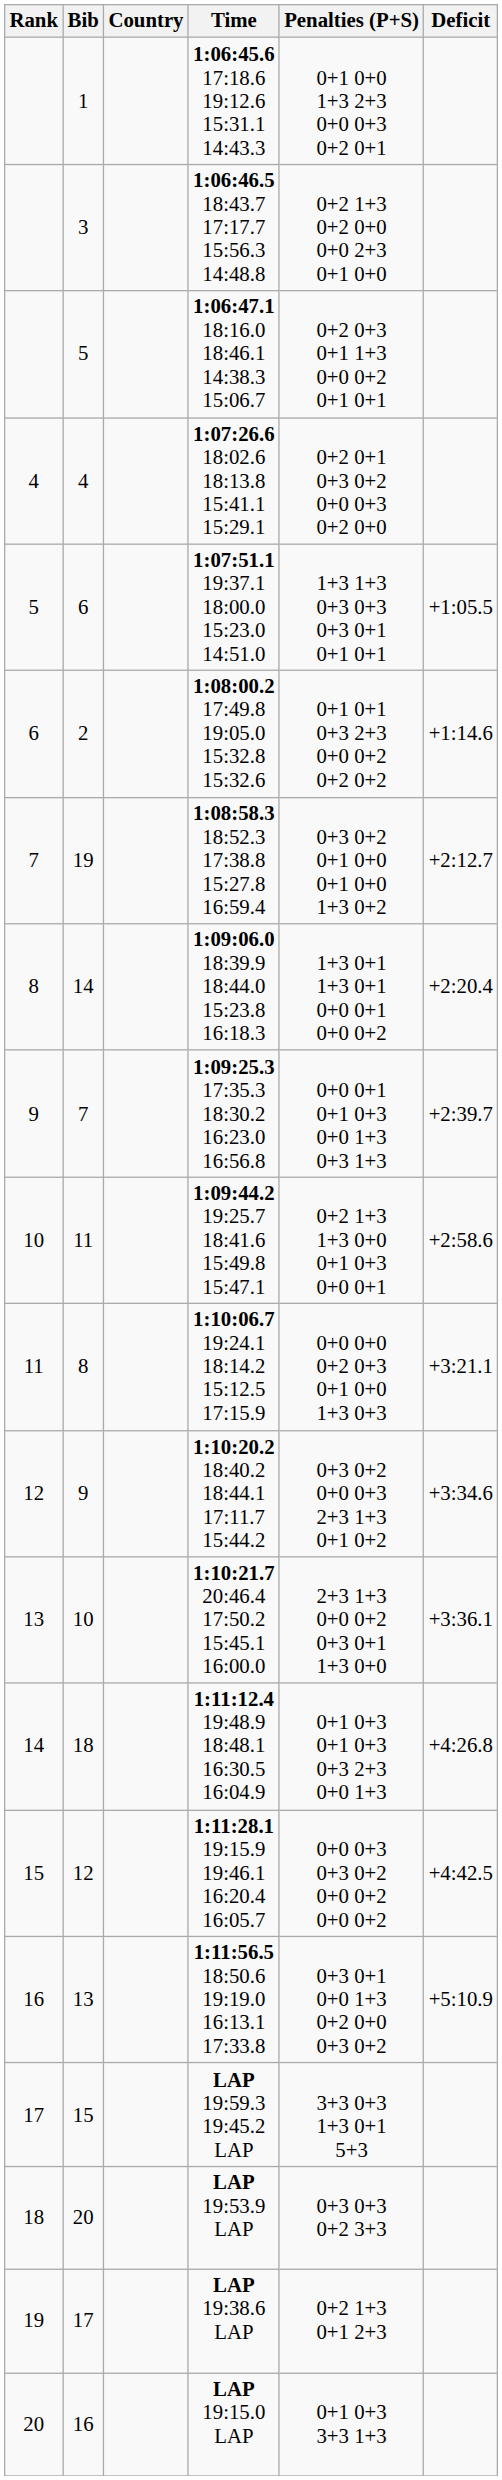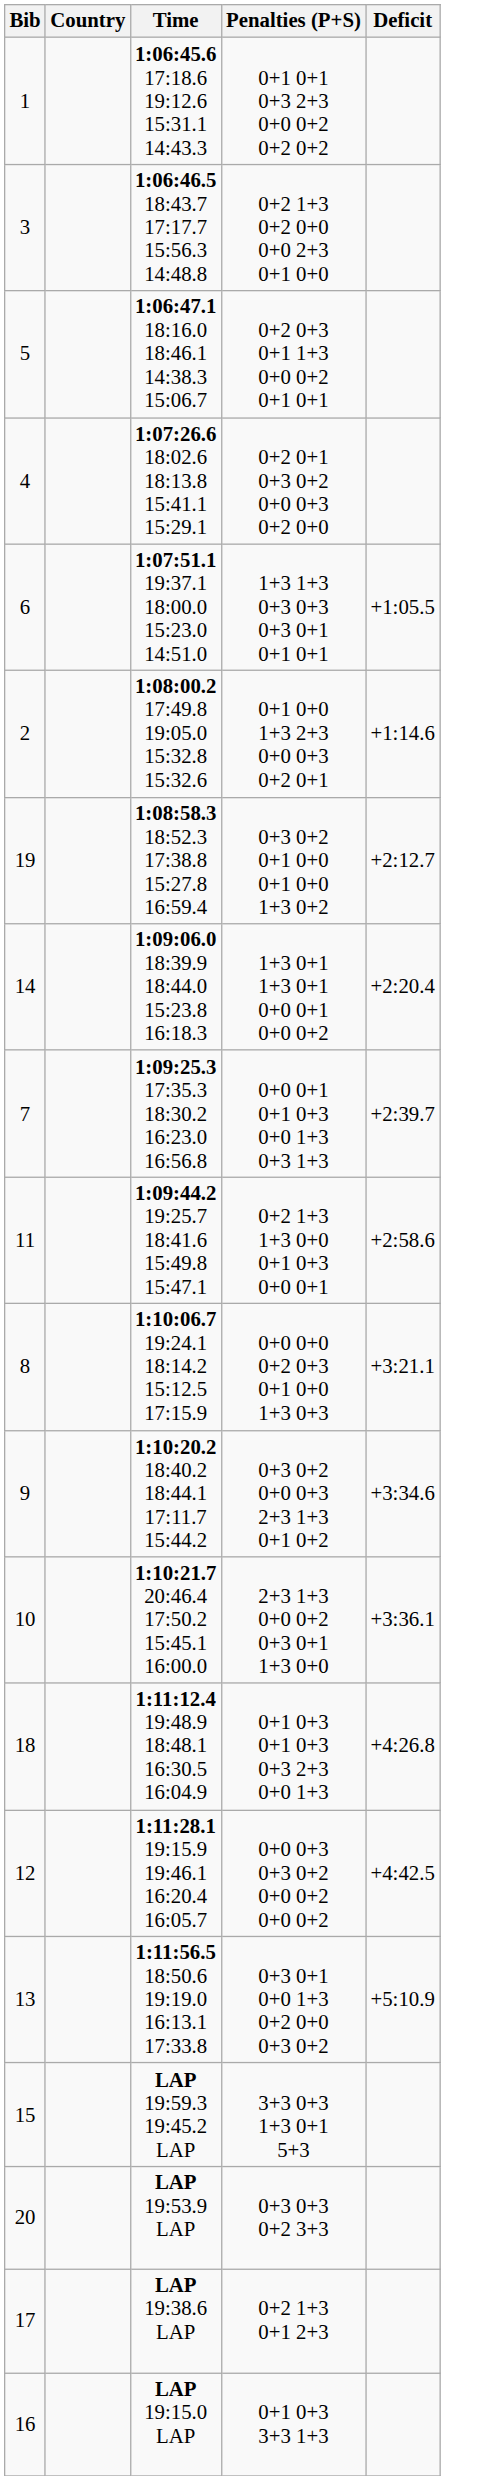- column: (34, 20)
(352, 112) 0+1 0+0 1+3 2+3 0+0 0+3 0+2 0+1 -> (293, 112) 0+1 0+1 0+3 2+3 0+0 0+2 0+2 0+2
(352, 745) 0+1 0+1 0+3 2+3 0+0 0+2 0+2 0+2 -> (293, 745) 0+1 0+0 1+3 2+3 0+0 0+3 0+2 0+1
